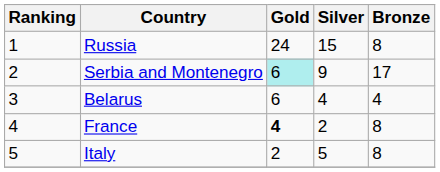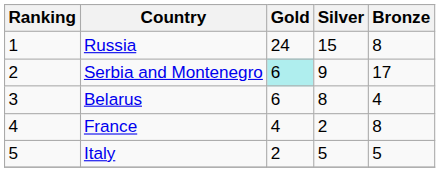(322, 99) 4 -> (322, 99) 8
(276, 126) bold -> (276, 126) normal
(377, 153) 8 -> (377, 153) 5
